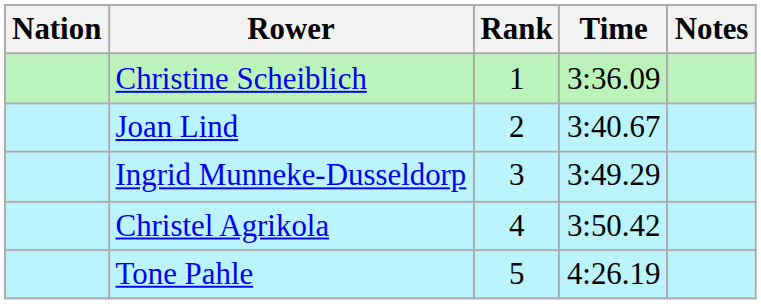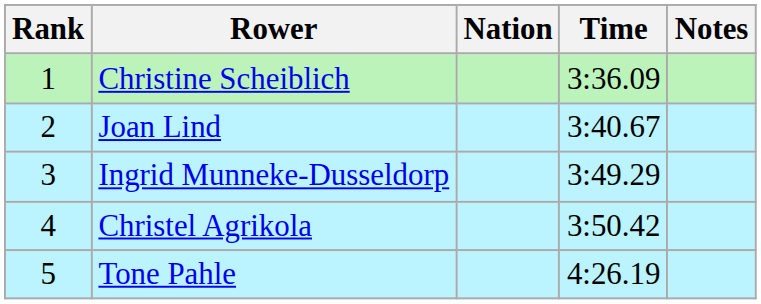columns swapped: (517, 28) <-> (57, 28)
